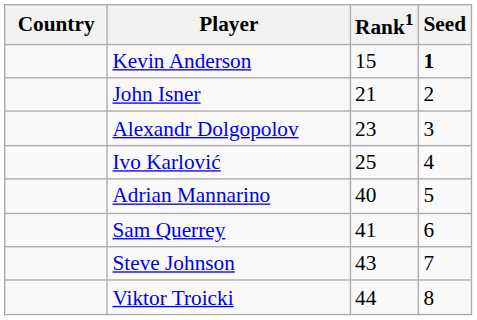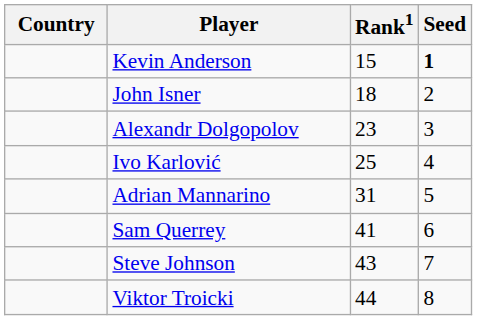(366, 94) 21 -> (366, 94) 18
(366, 195) 40 -> (366, 195) 31
